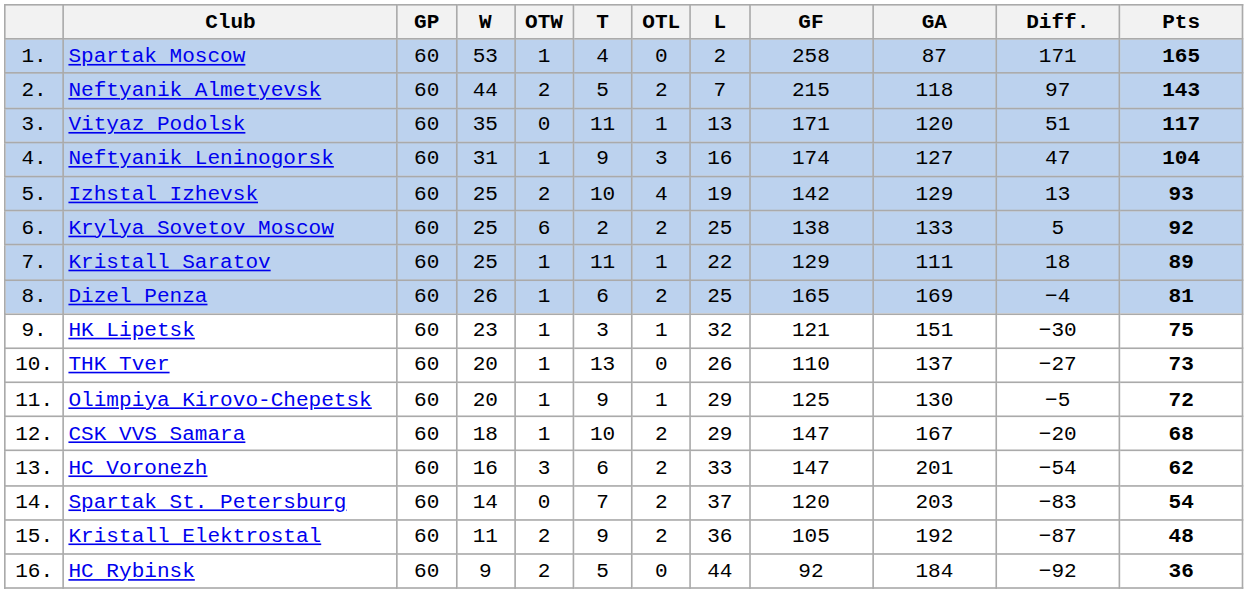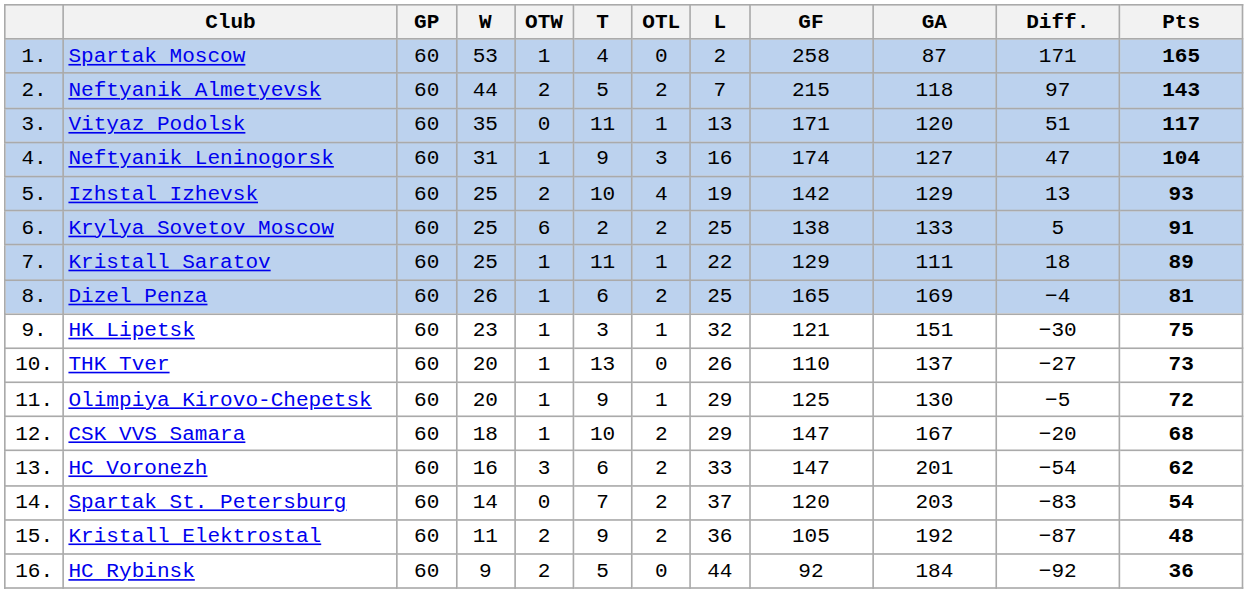(1181, 228) 92 -> (1181, 228) 91
